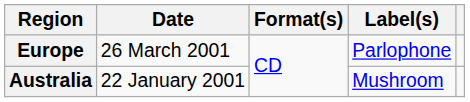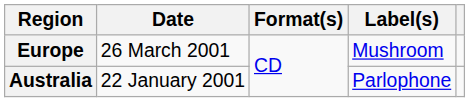(402, 50) Parlophone -> (398, 50) Mushroom
(398, 81) Mushroom -> (402, 81) Parlophone
